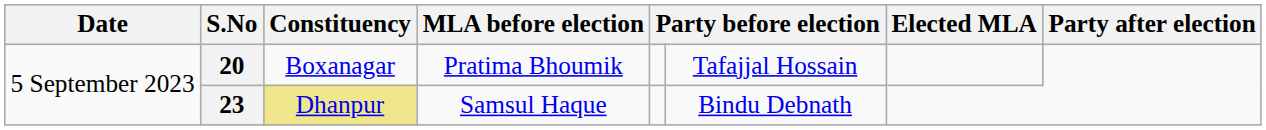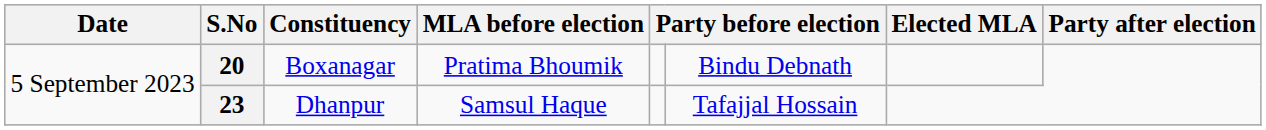(775, 64) Tafajjal Hossain -> (775, 64) Bindu Debnath
(340, 104) khaki background -> (340, 104) no background
(775, 104) Bindu Debnath -> (775, 104) Tafajjal Hossain
